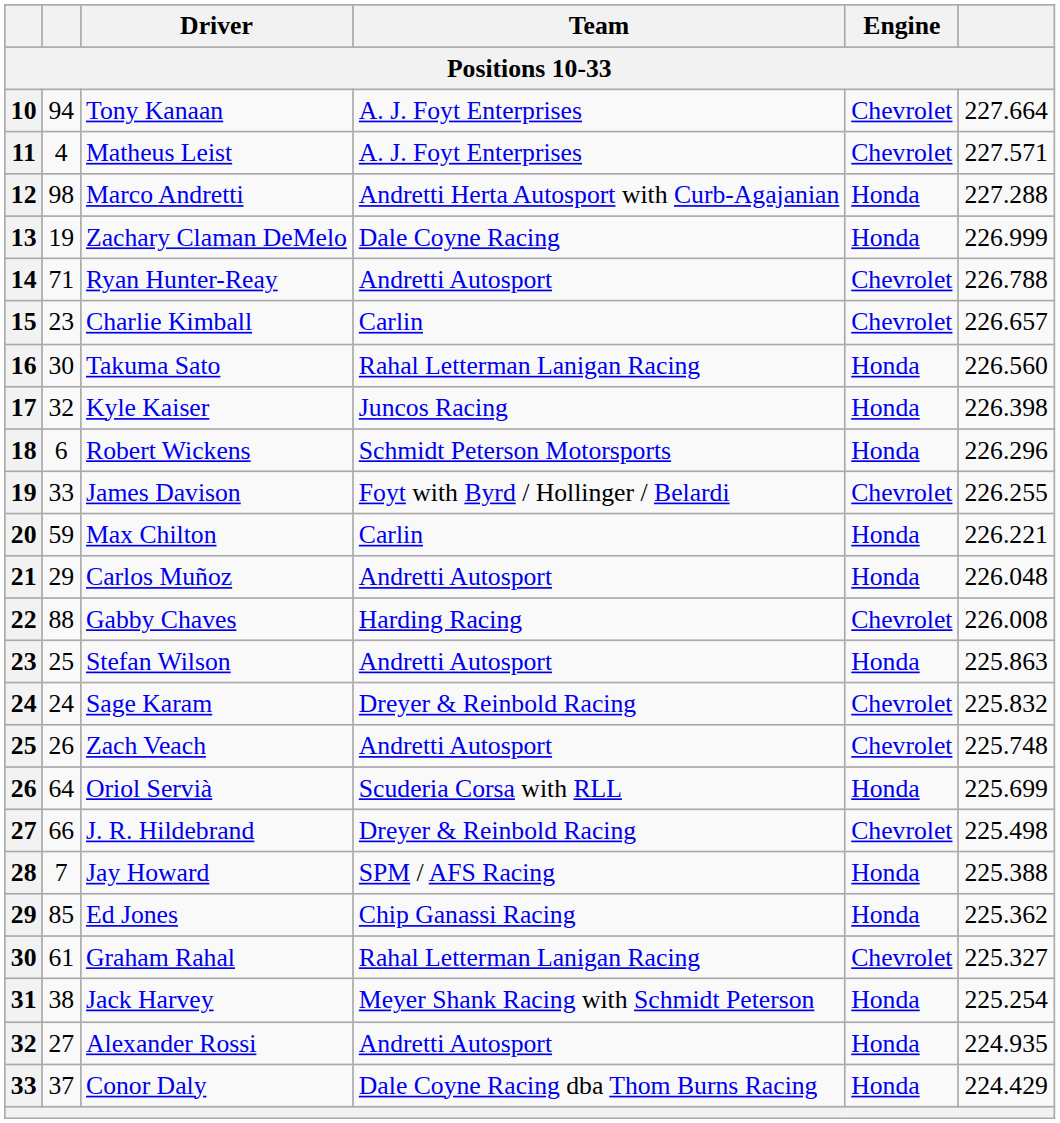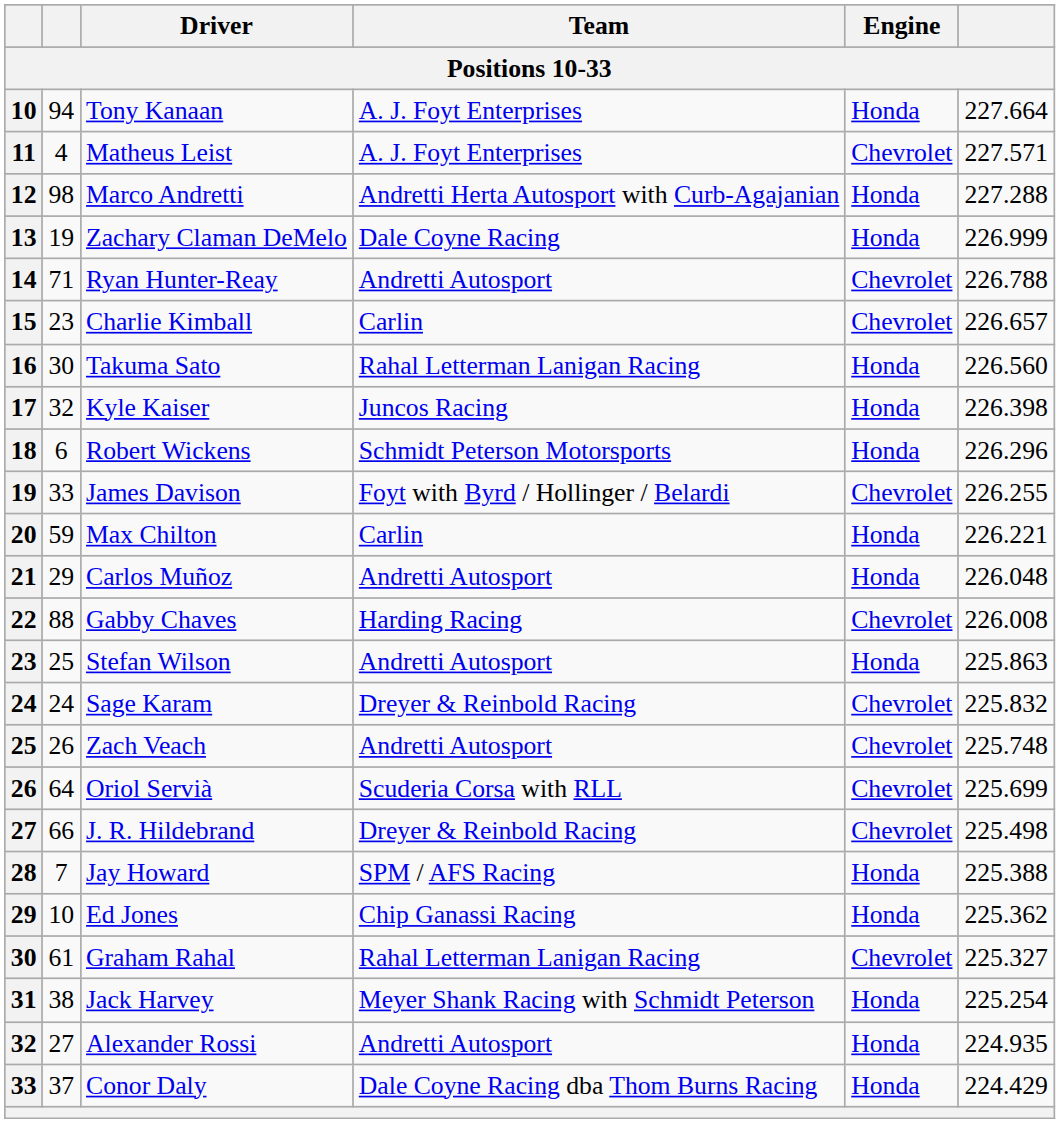(902, 110) Chevrolet -> (885, 110) Honda
(885, 788) Honda -> (902, 788) Chevrolet
(61, 915) 85 -> (61, 915) 10
